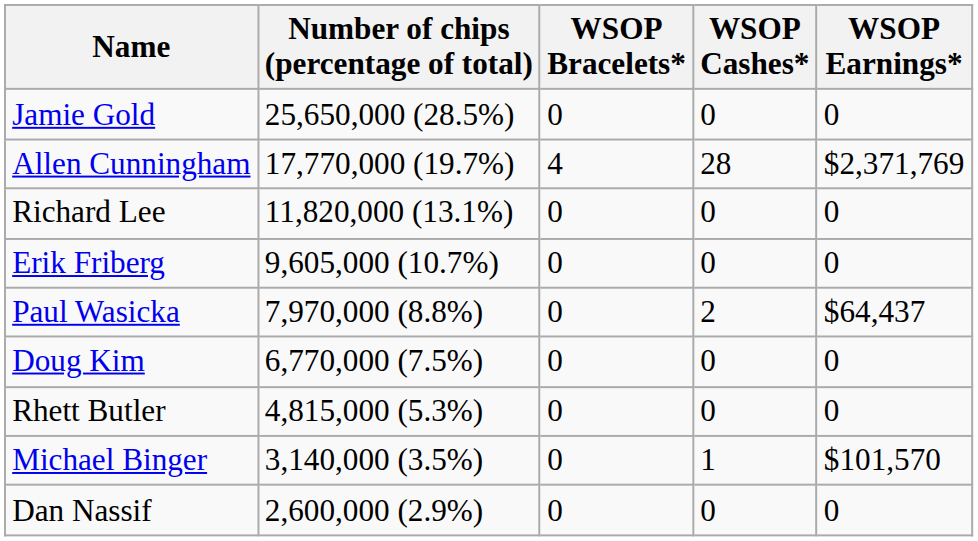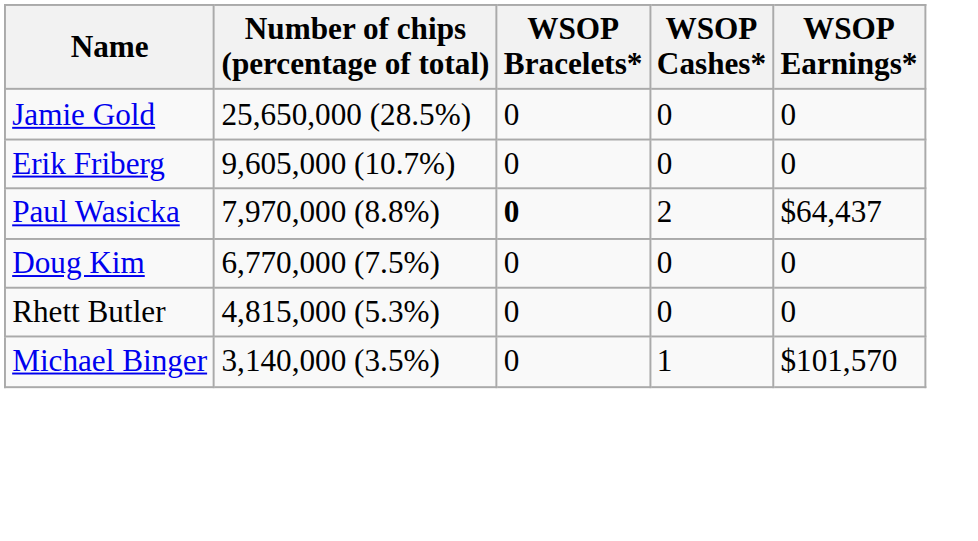- row: (131, 163)
- row: (89, 212)
(555, 311) normal -> (512, 212) bold
- row: (82, 509)
